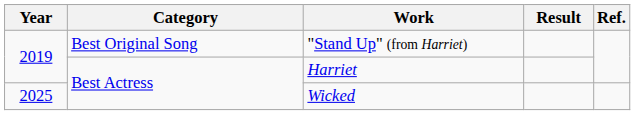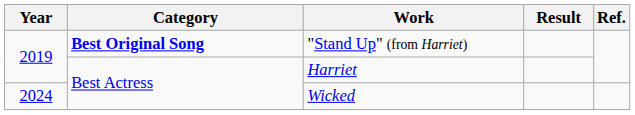(134, 43) normal -> (138, 43) bold
(36, 95) 2025 -> (36, 95) 2024
